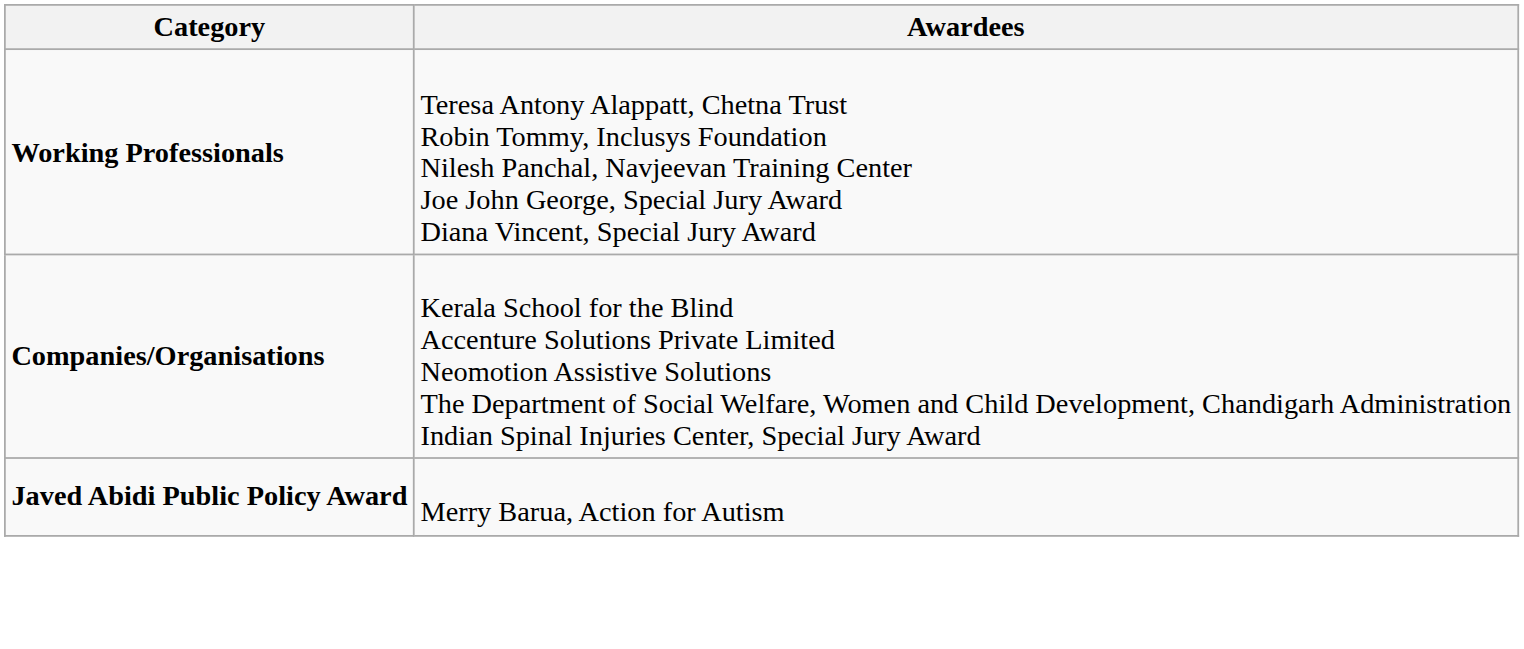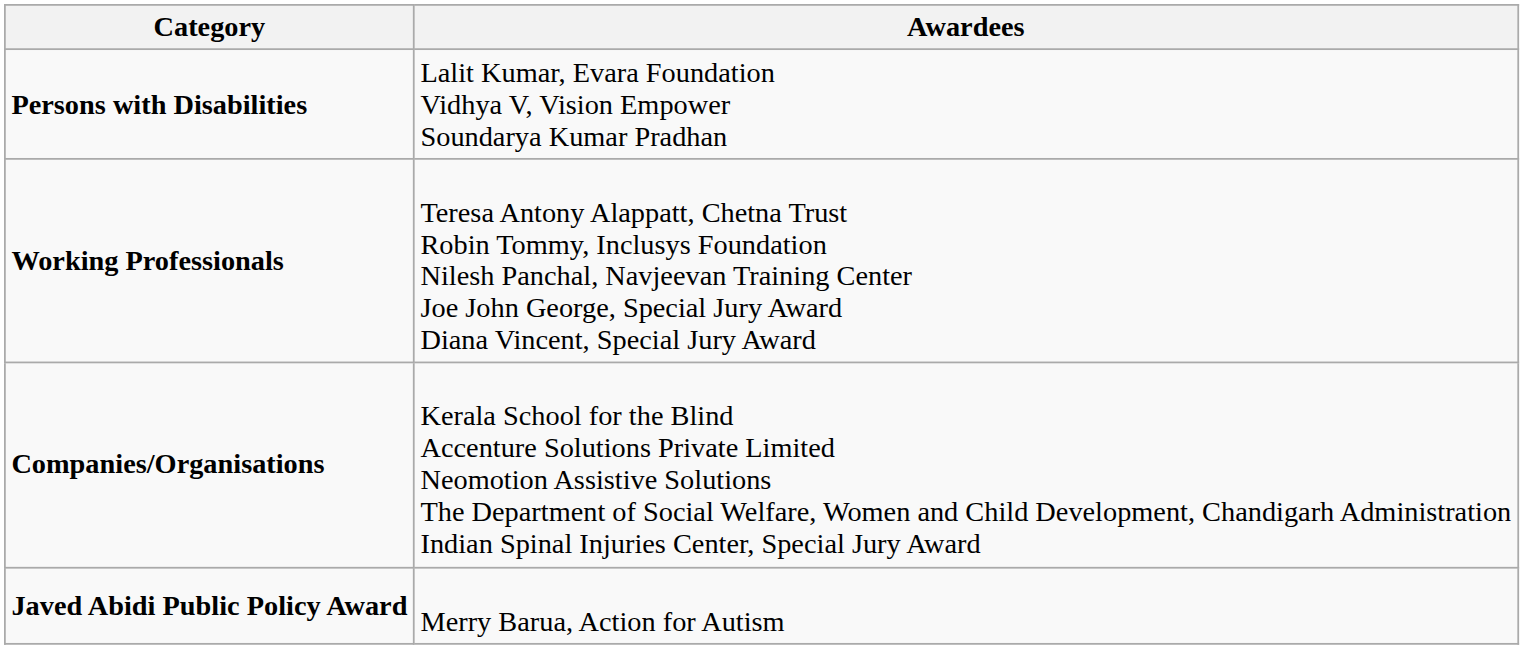+ row: (159, 103)
